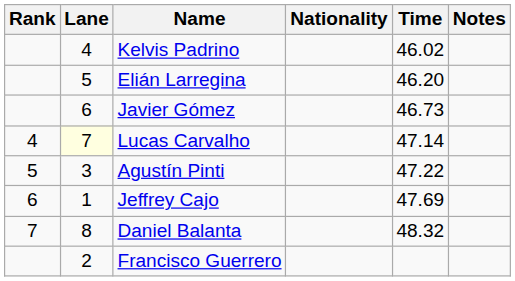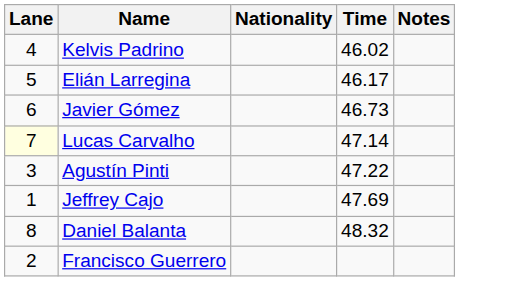- column: (32, 19)
(420, 79) 46.20 -> (365, 79) 46.17
